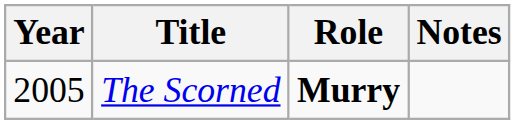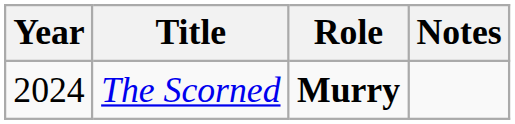(49, 89) 2005 -> (49, 89) 2024
